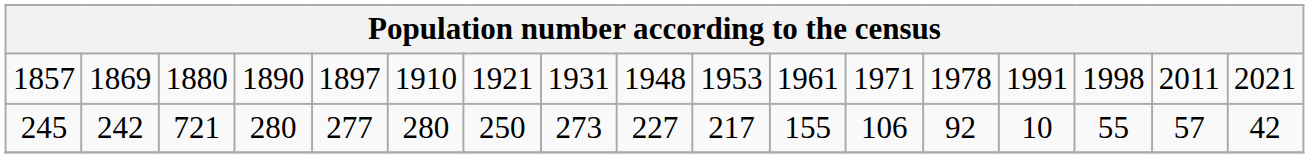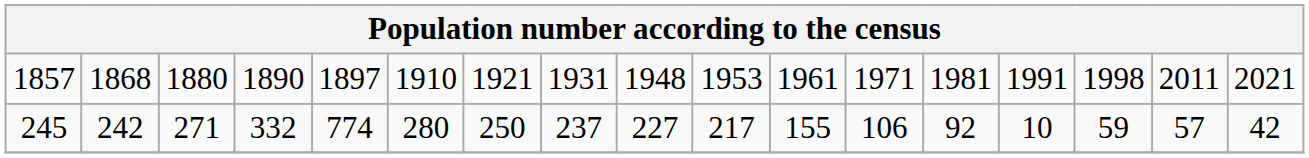(120, 78) 1869 -> (120, 78) 1868
(961, 78) 1978 -> (961, 78) 1981
(197, 127) 721 -> (197, 127) 271
(273, 127) 280 -> (273, 127) 332
(350, 127) 277 -> (350, 127) 774
(579, 127) 273 -> (579, 127) 237
(1113, 127) 55 -> (1113, 127) 59
